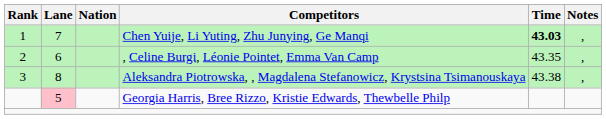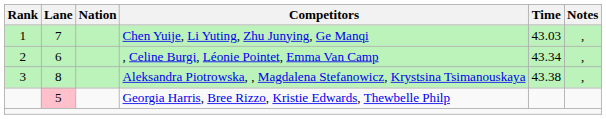(546, 35) bold -> (546, 35) normal
(546, 56) 43.35 -> (546, 56) 43.34
